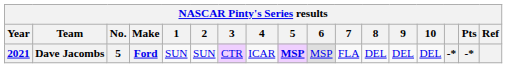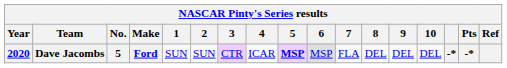(18, 53) 2021 -> (18, 53) 2020
